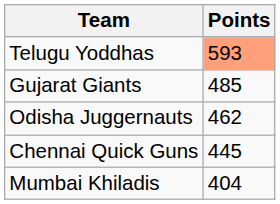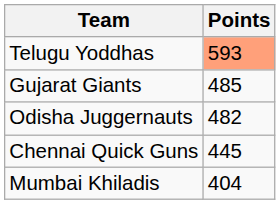(225, 118) 462 -> (225, 118) 482
